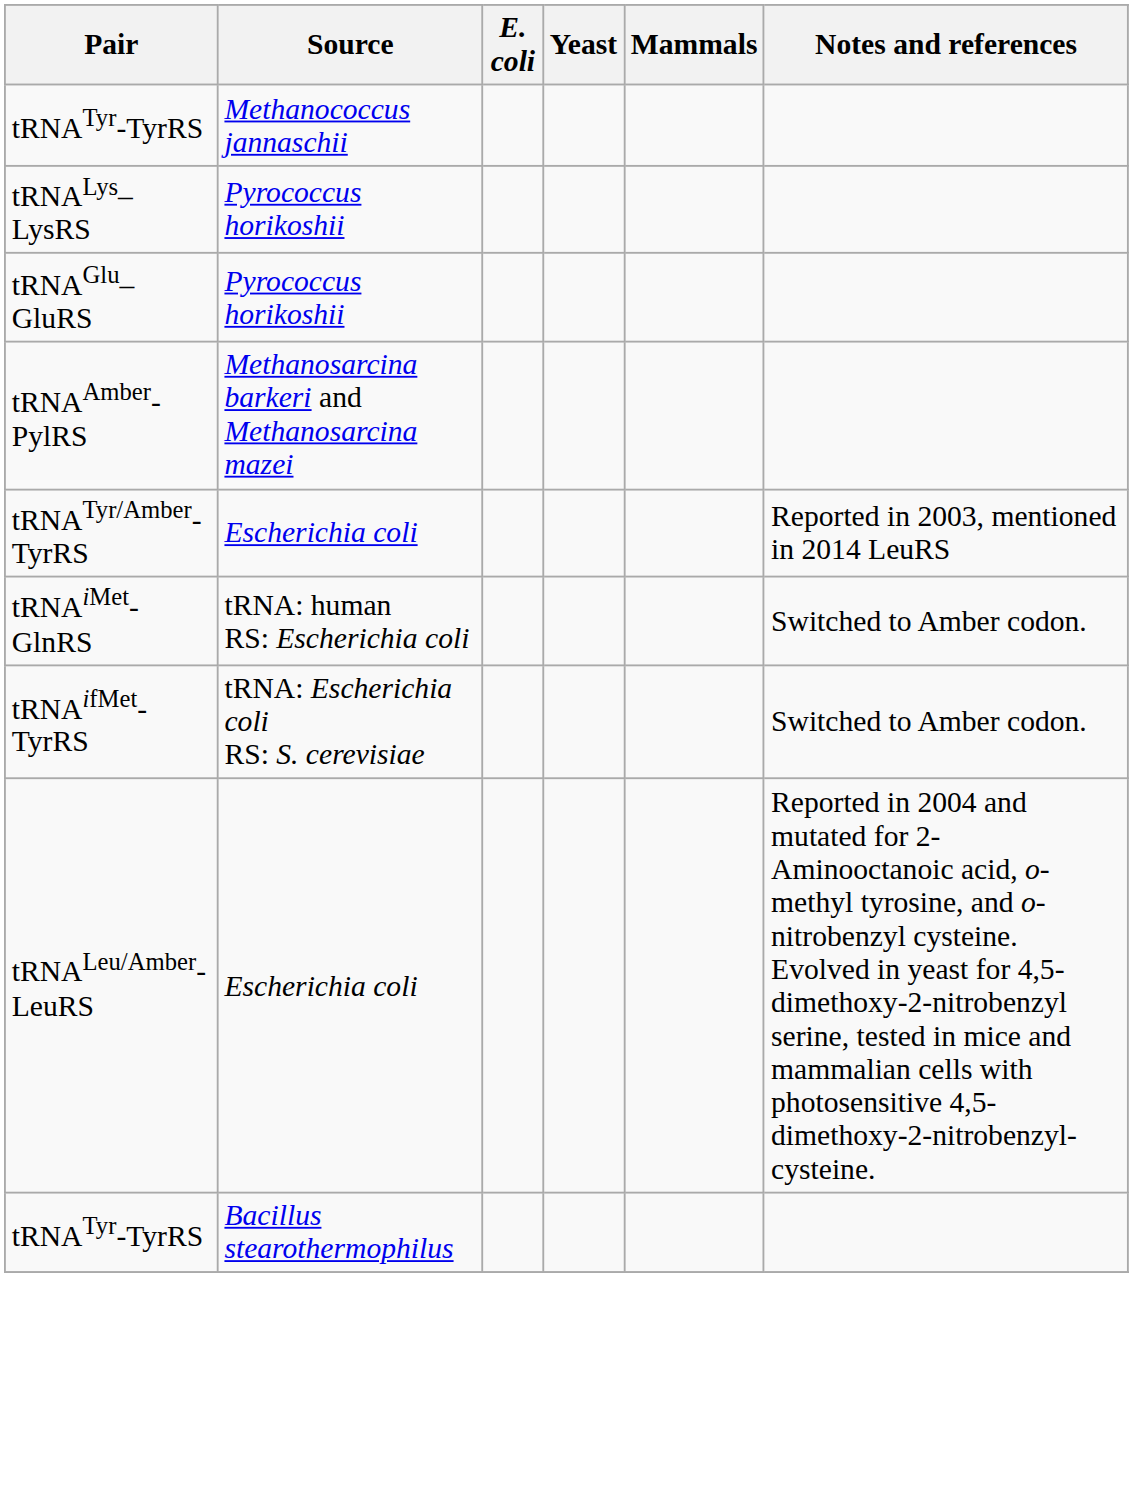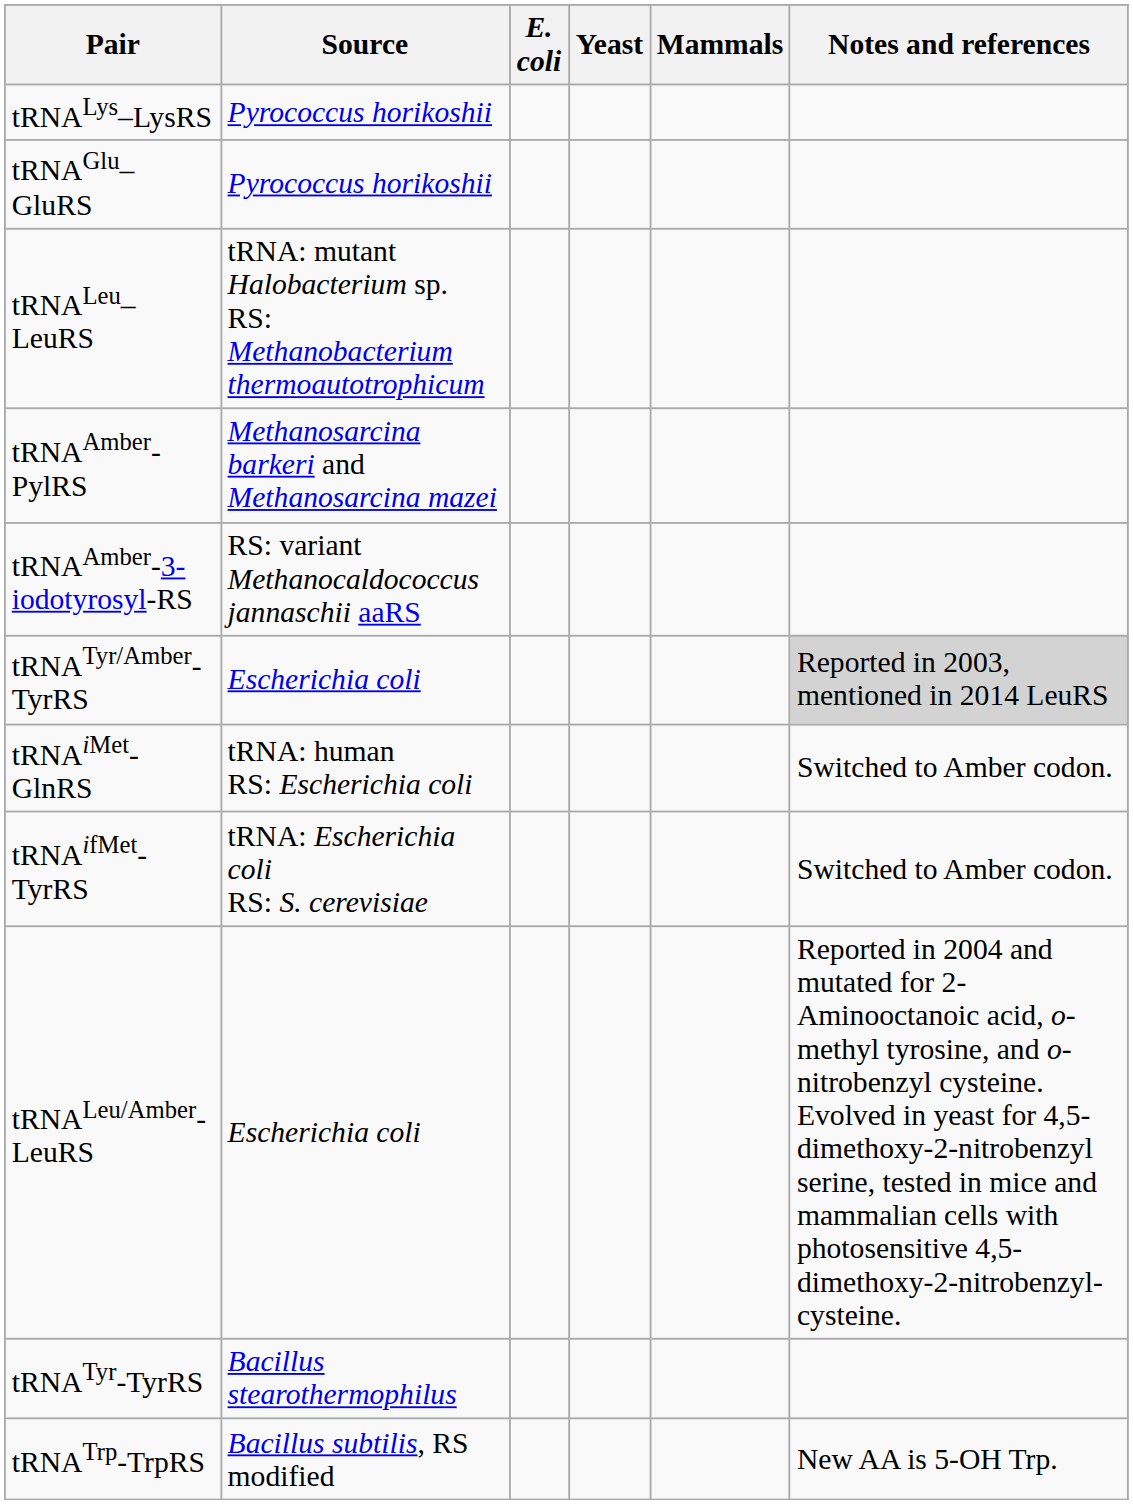- row: (107, 124)
+ row: (74, 318)
+ row: (102, 578)
(944, 532) no background -> (953, 679) lightgrey background
+ row: (108, 1458)
